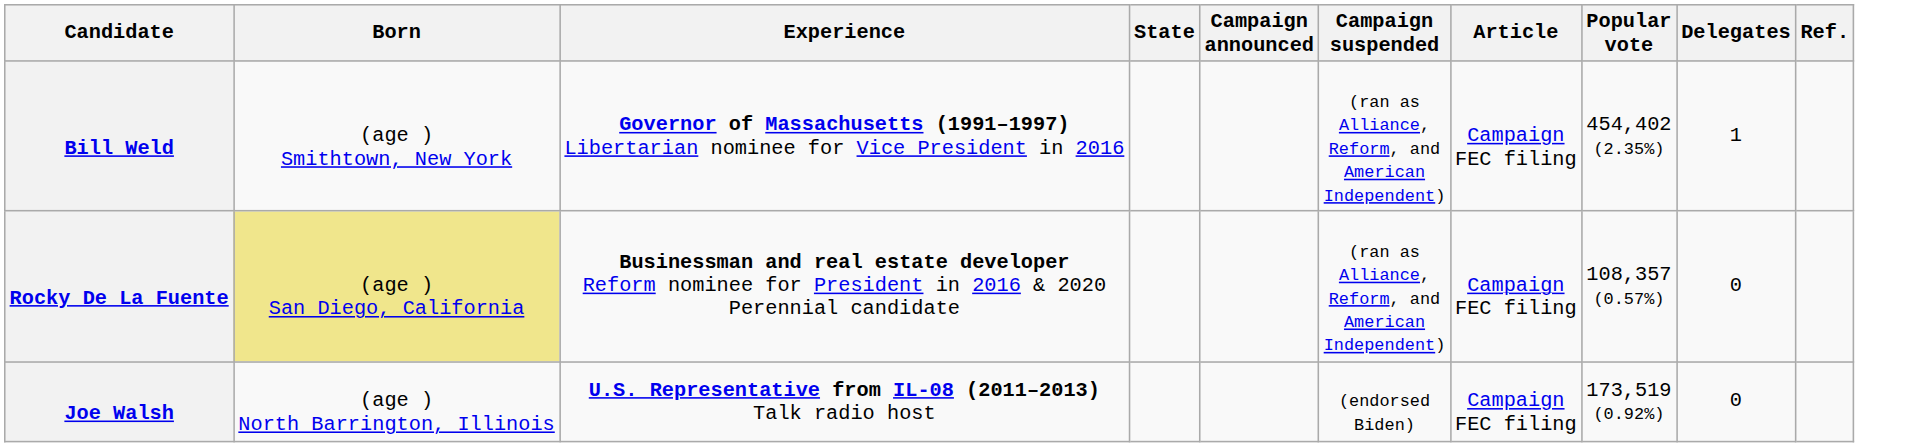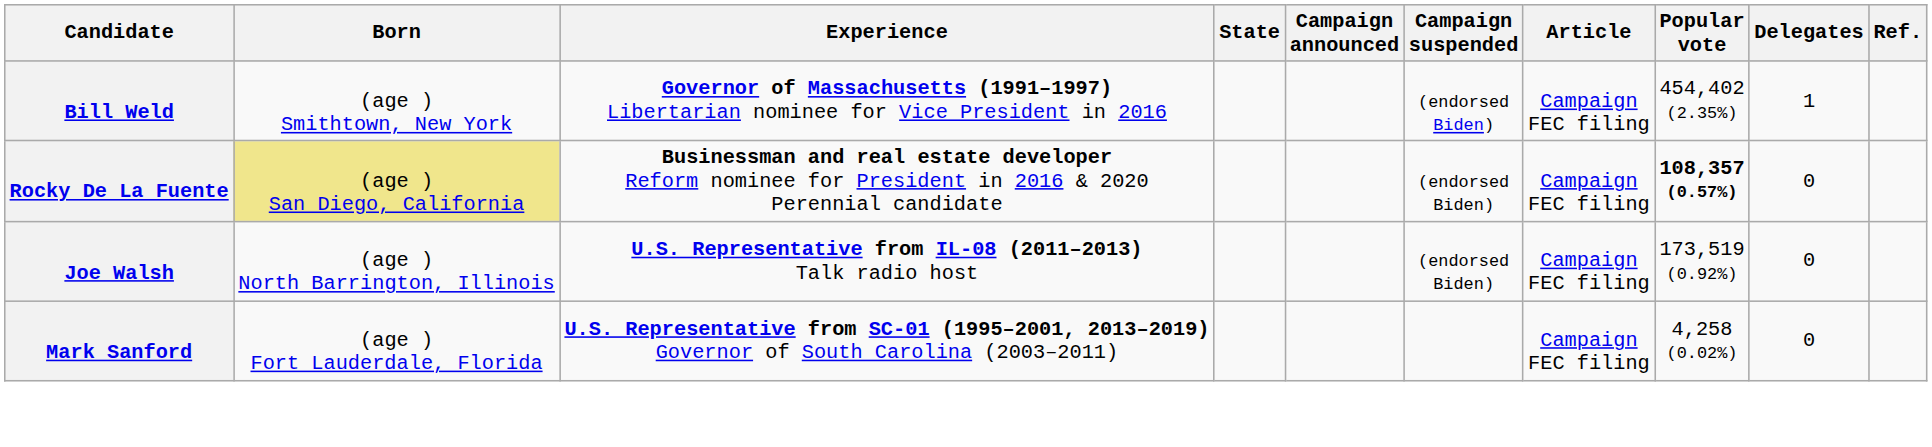(1385, 149) (ran as Alliance, Reform, and American Independent) -> (1464, 114) (endorsed Biden)
(1385, 299) (ran as Alliance, Reform, and American Independent) -> (1464, 193) (endorsed Biden)
(1629, 286) normal -> (1702, 181) bold
+ row: (119, 352)
